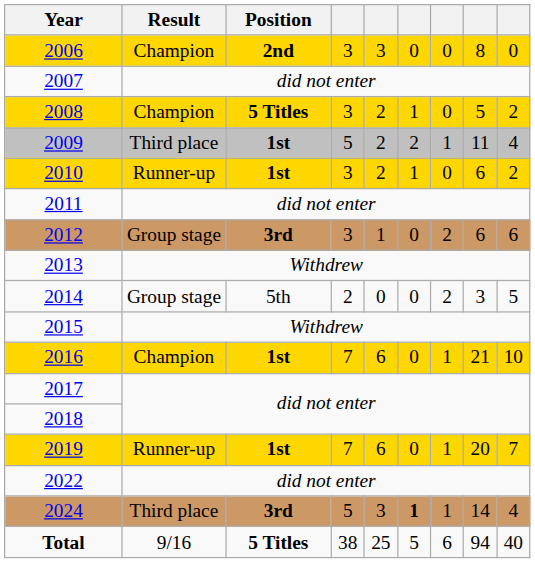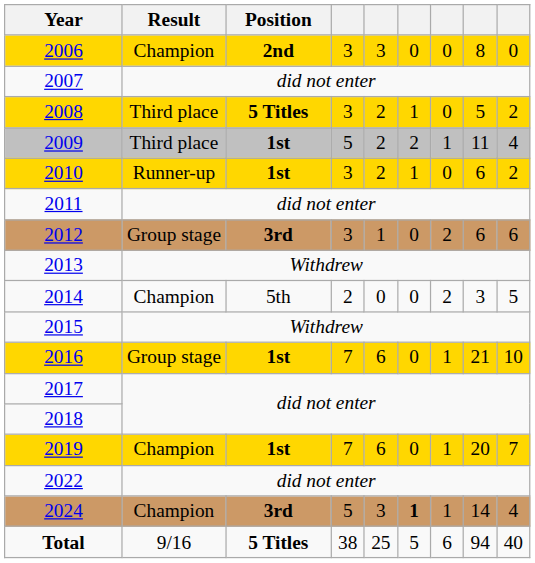(174, 111) Champion -> (174, 111) Third place
(174, 296) Group stage -> (174, 296) Champion
(174, 357) Champion -> (174, 357) Group stage
(174, 449) Runner-up -> (174, 449) Champion
(174, 511) Third place -> (174, 511) Champion
